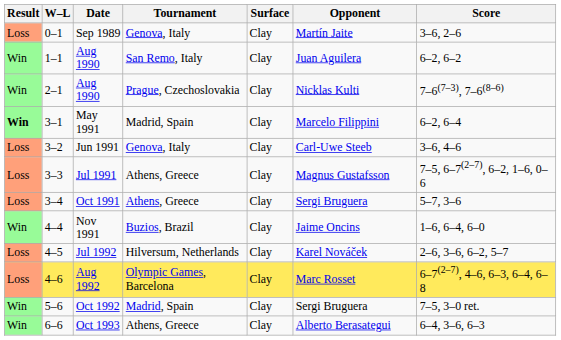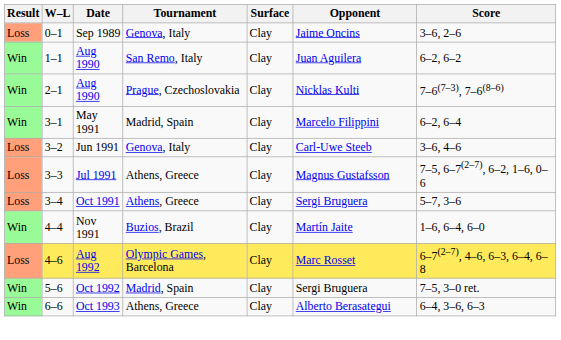(324, 32) Martín Jaite -> (328, 32) Jaime Oncins
(18, 122) bold -> (17, 122) normal
(328, 227) Jaime Oncins -> (324, 227) Martín Jaite
- row: (54, 252)
